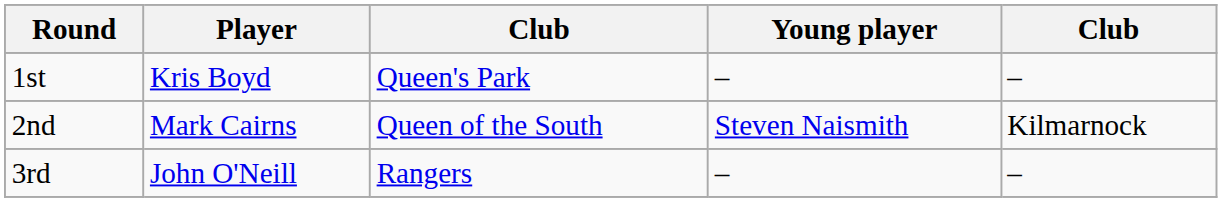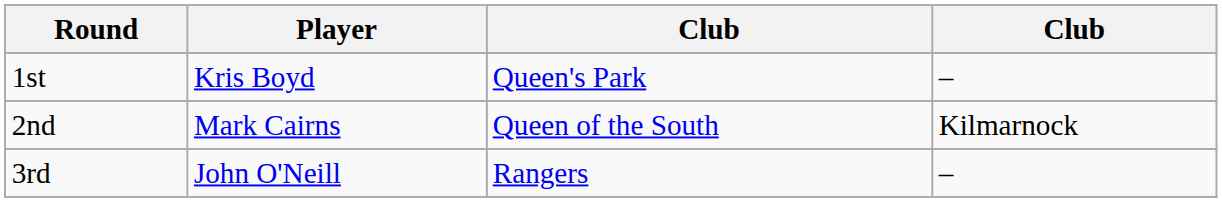- column: (854, 28)
